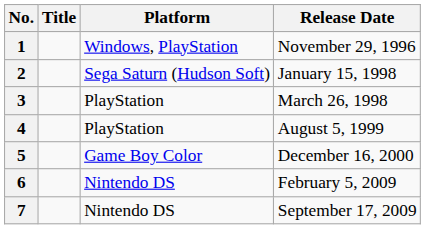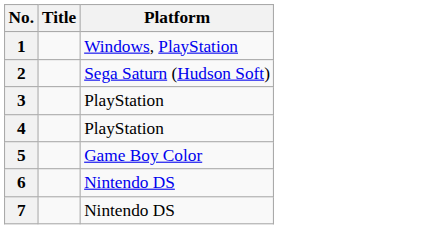- column: (347, 18)
